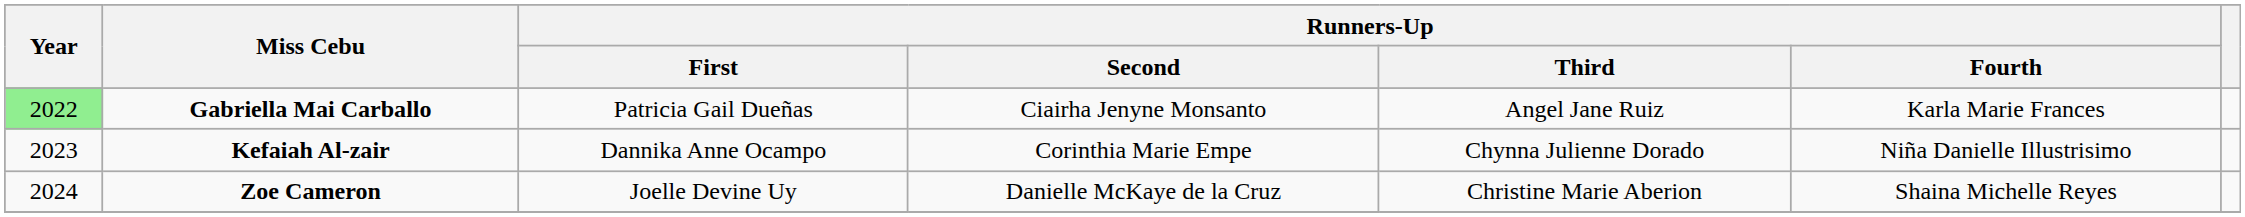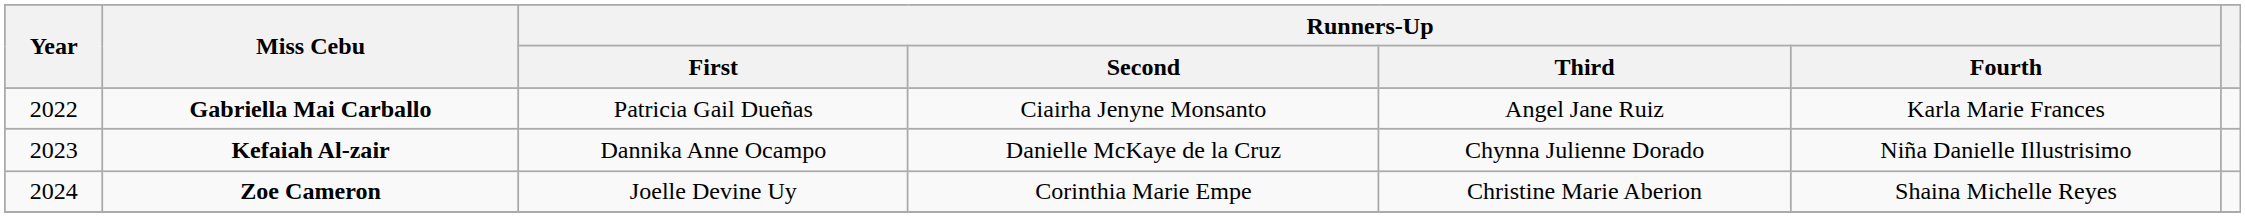(54, 108) lightgreen background -> (54, 108) no background
(1143, 150) Corinthia Marie Empe -> (1143, 150) Danielle McKaye de la Cruz
(1143, 191) Danielle McKaye de la Cruz -> (1143, 191) Corinthia Marie Empe
